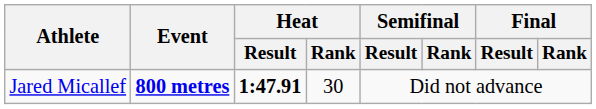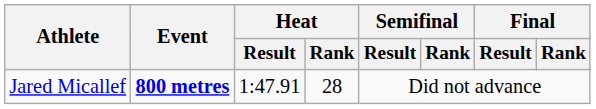(270, 86) bold -> (270, 86) normal
(333, 86) 30 -> (332, 86) 28
